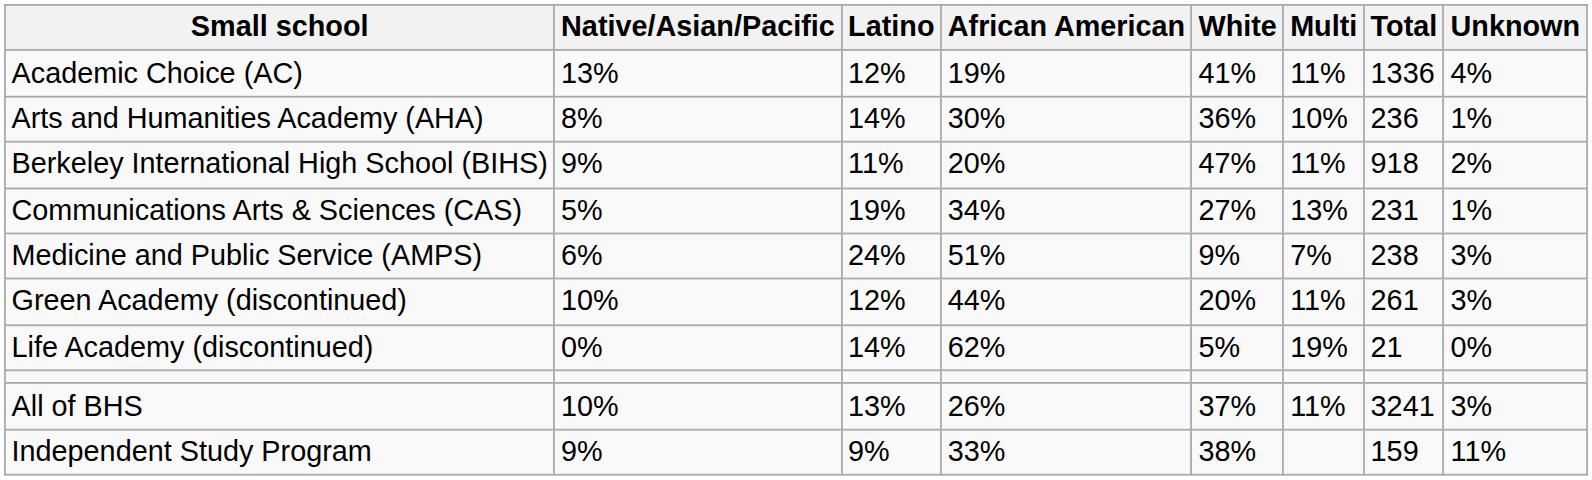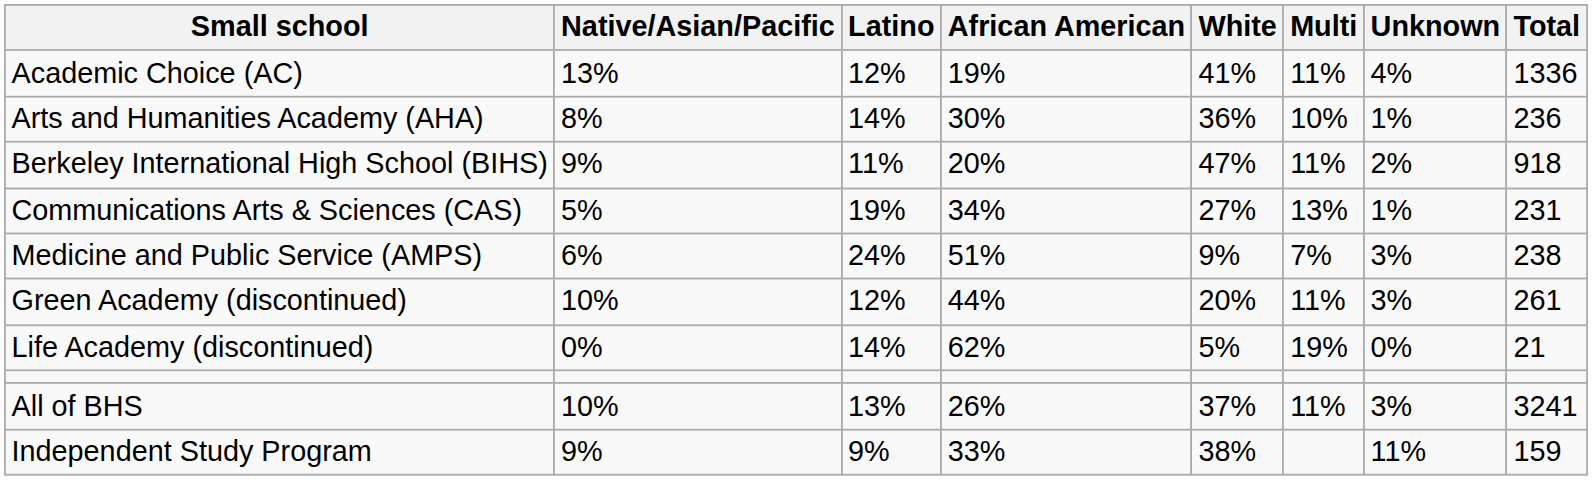columns swapped: (1515, 27) <-> (1404, 27)
